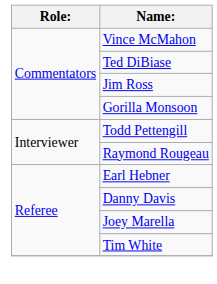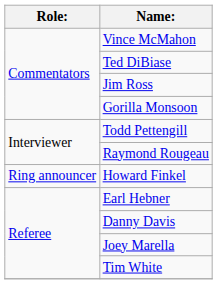+ row: (144, 176)
